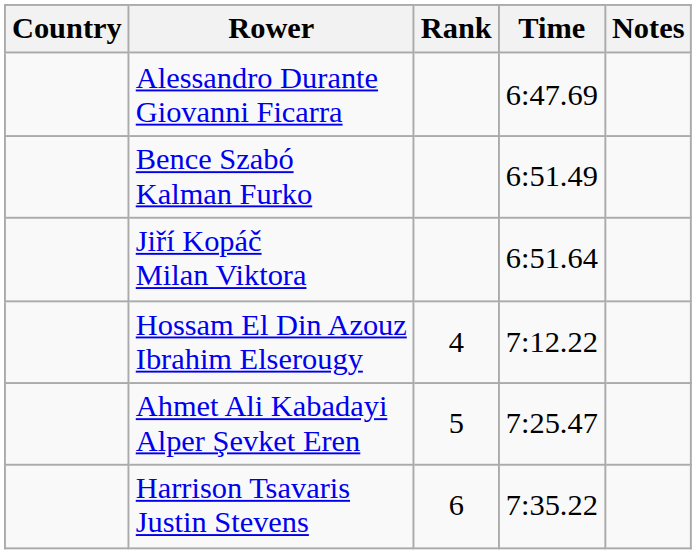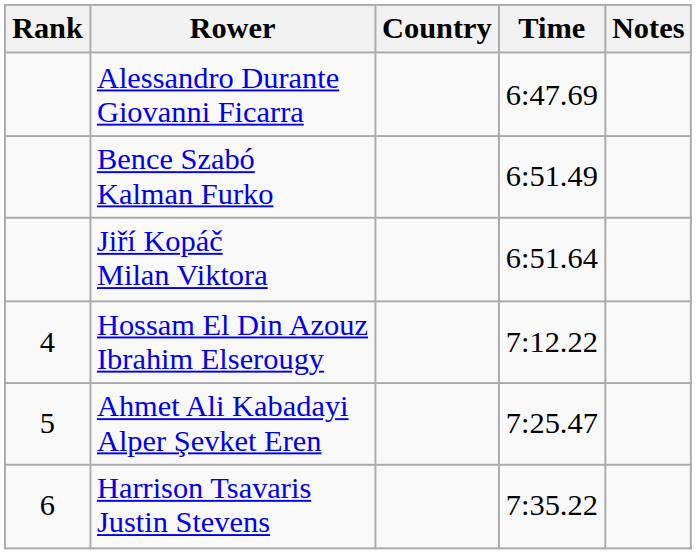columns swapped: (456, 28) <-> (67, 28)
